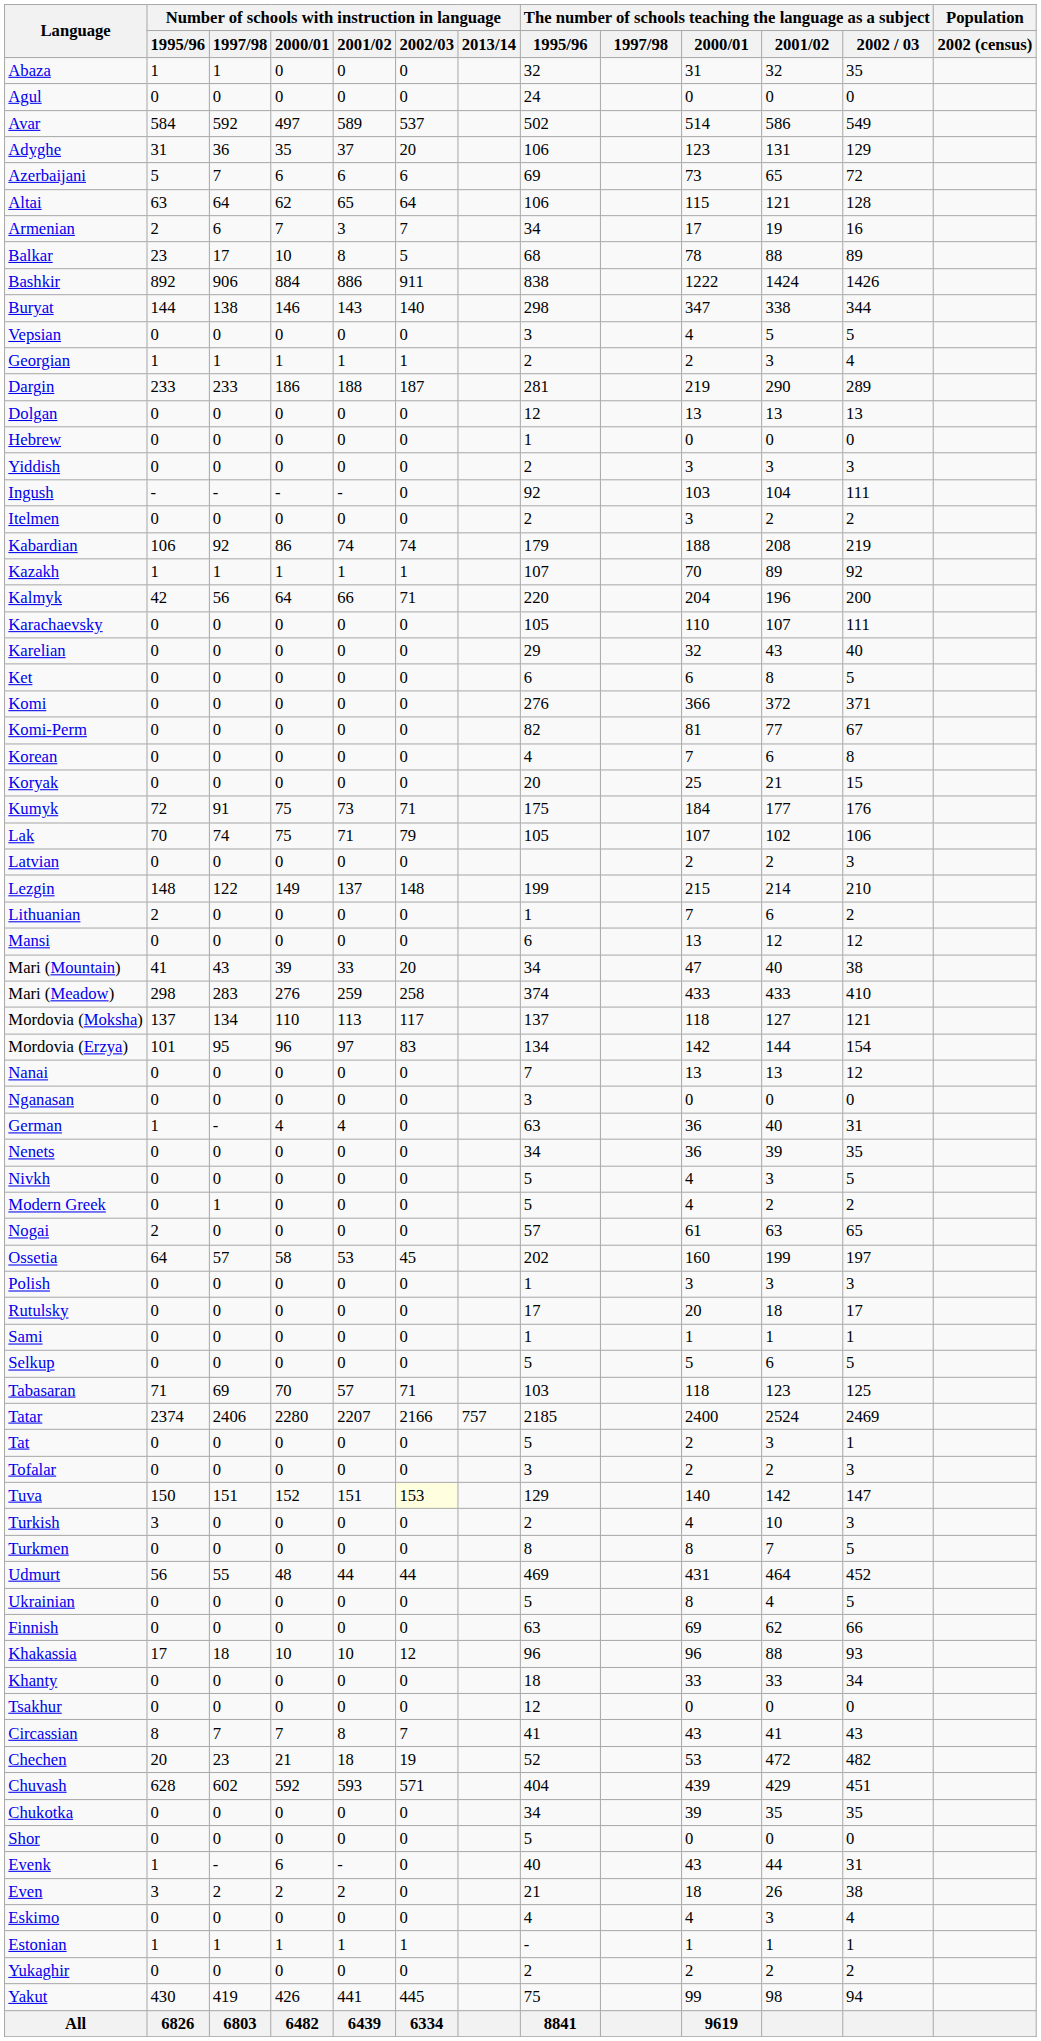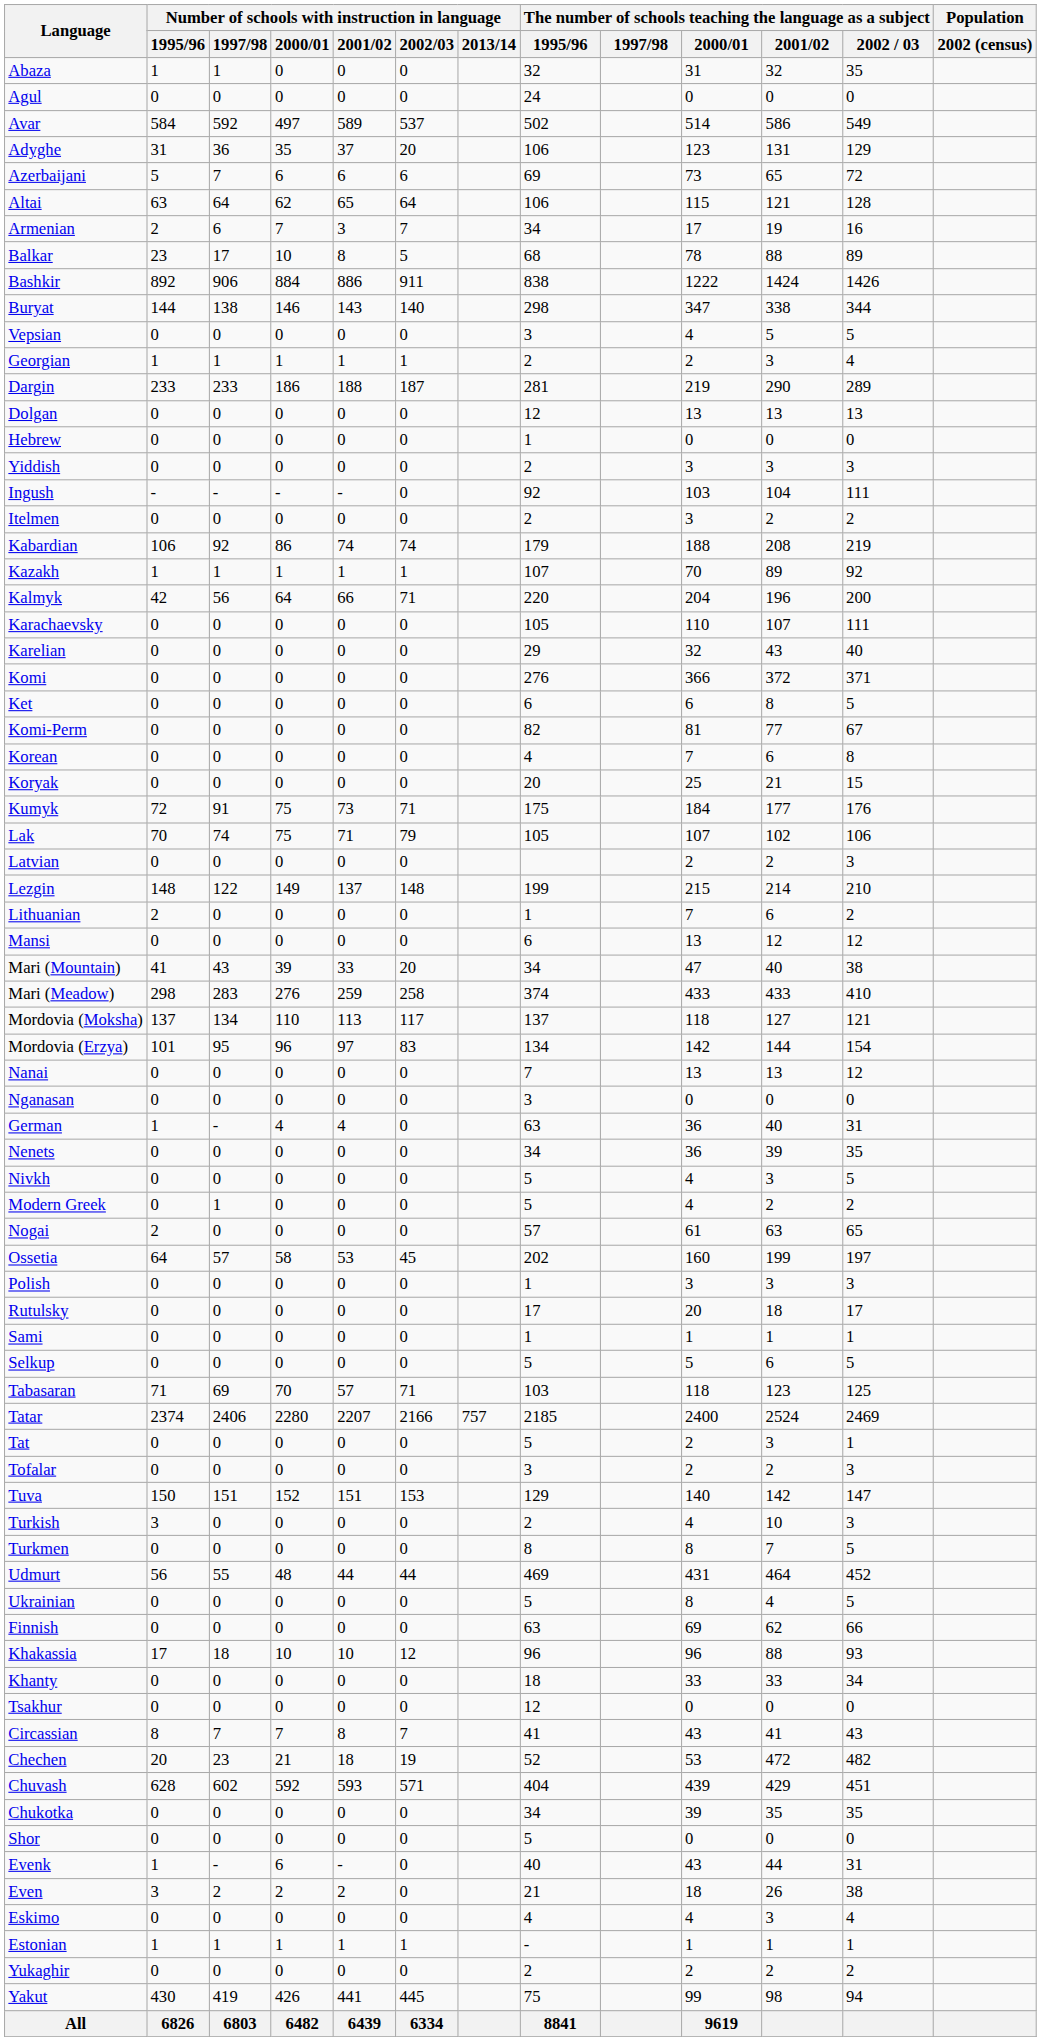rows swapped: (20, 677) <-> (27, 703)
(412, 1495) lightyellow background -> (412, 1495) no background
